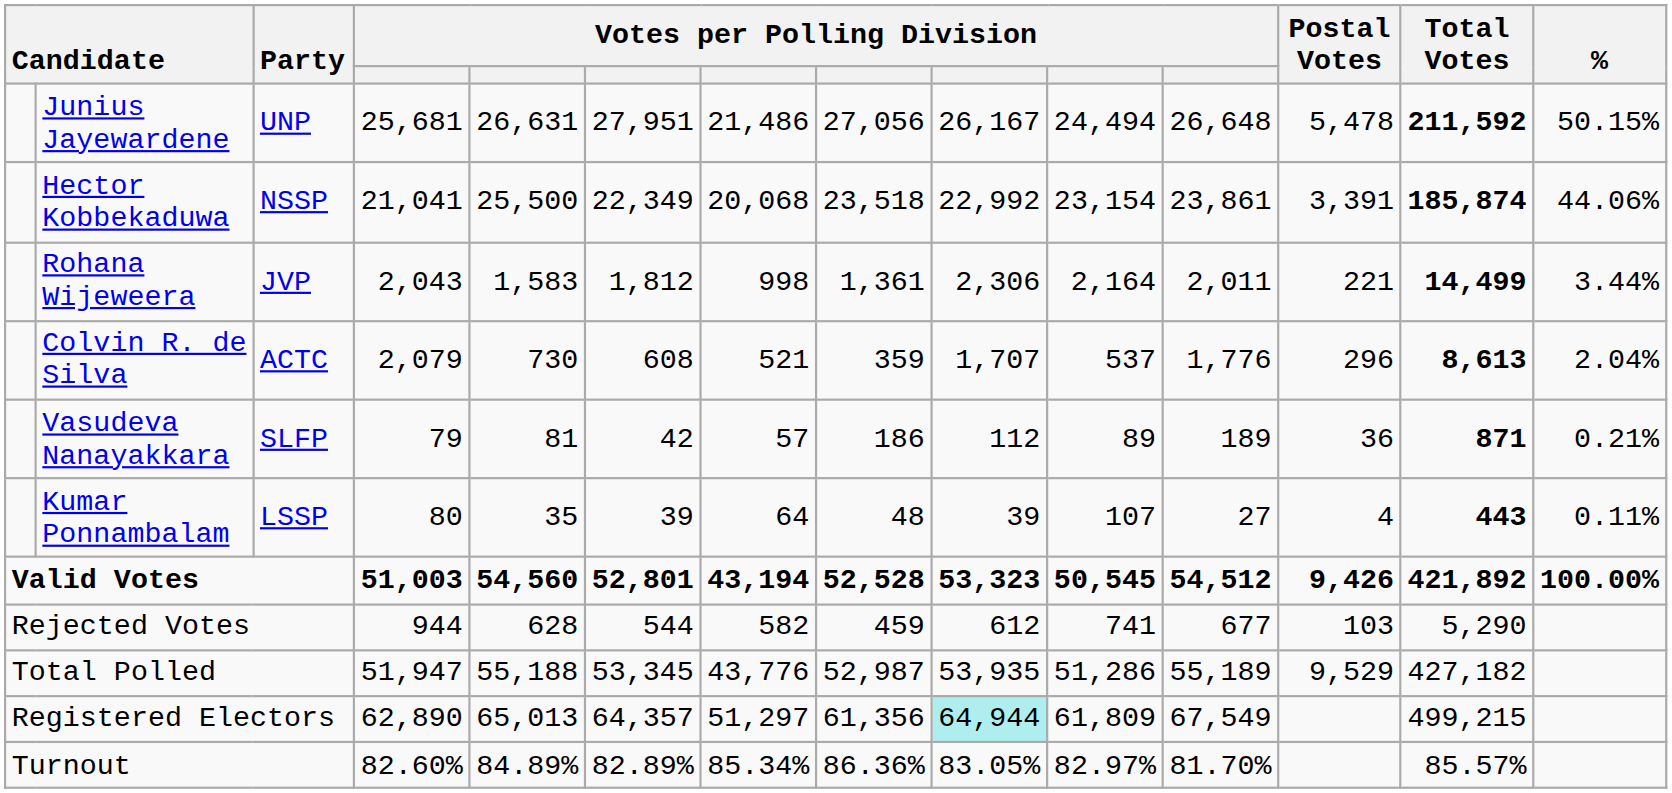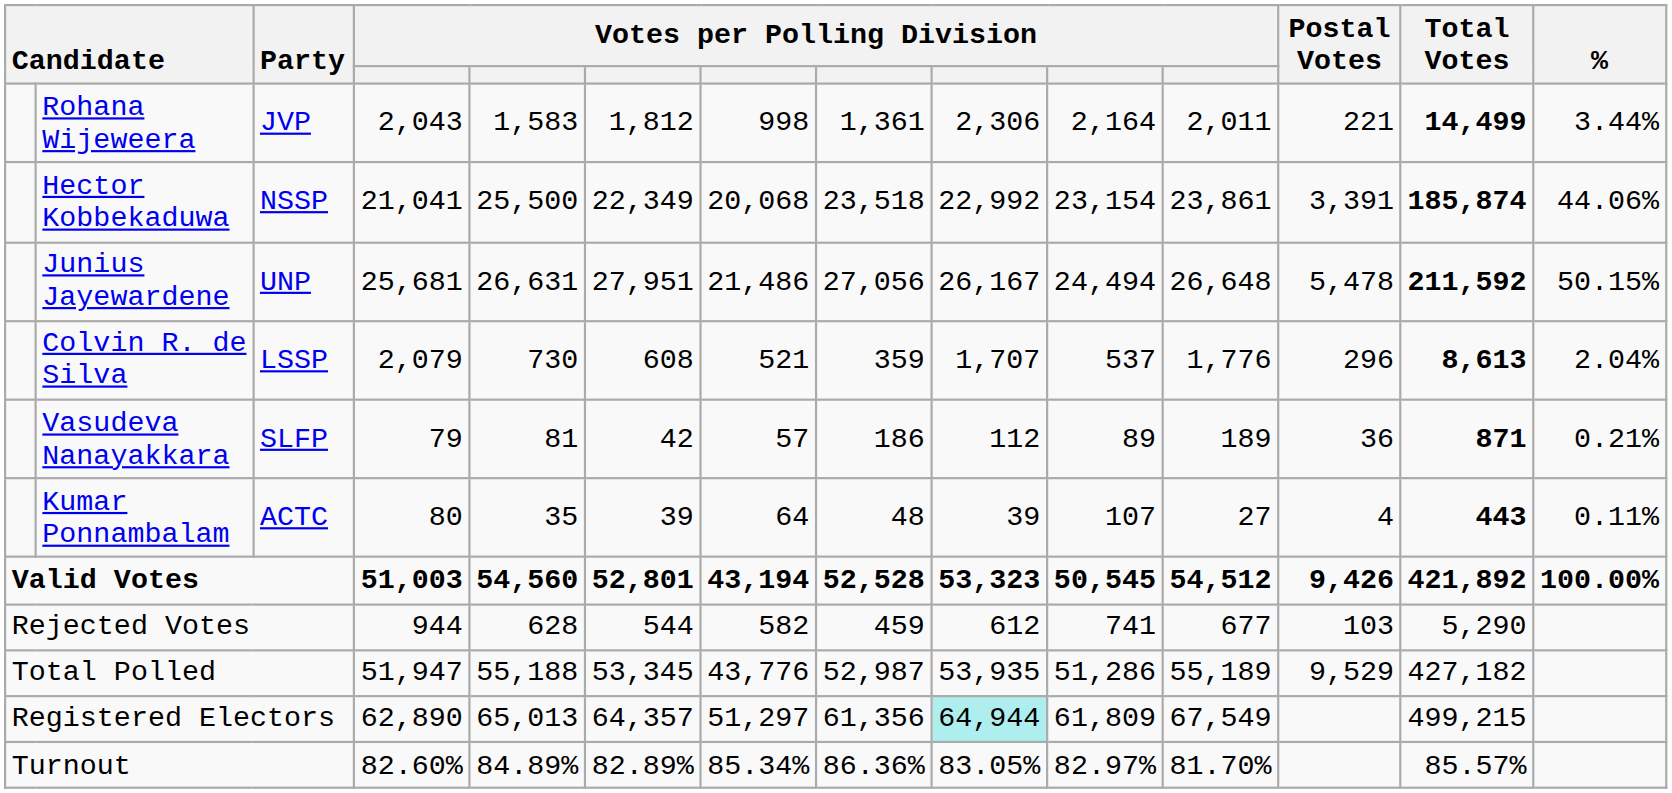rows swapped: (136, 123) <-> (119, 281)
(294, 360) ACTC -> (294, 360) LSSP
(294, 518) LSSP -> (294, 518) ACTC
